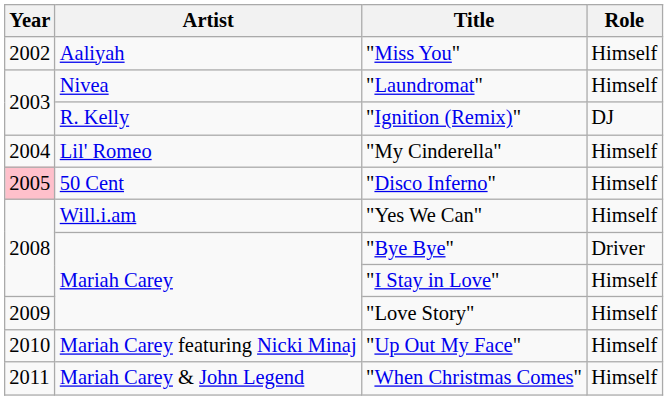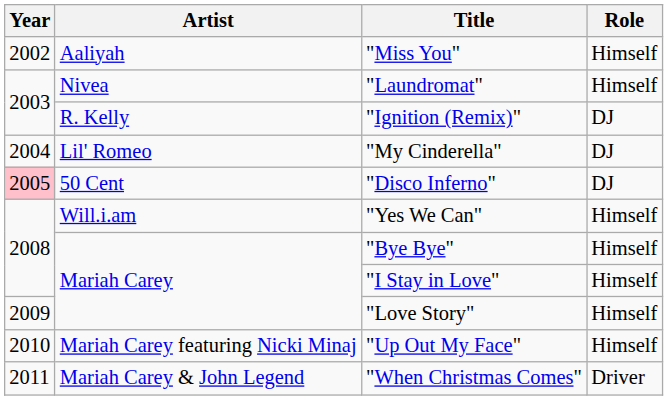(624, 150) Himself -> (603, 150) DJ
(624, 183) Himself -> (603, 183) DJ
(618, 248) Driver -> (624, 248) Himself
(624, 378) Himself -> (618, 378) Driver
